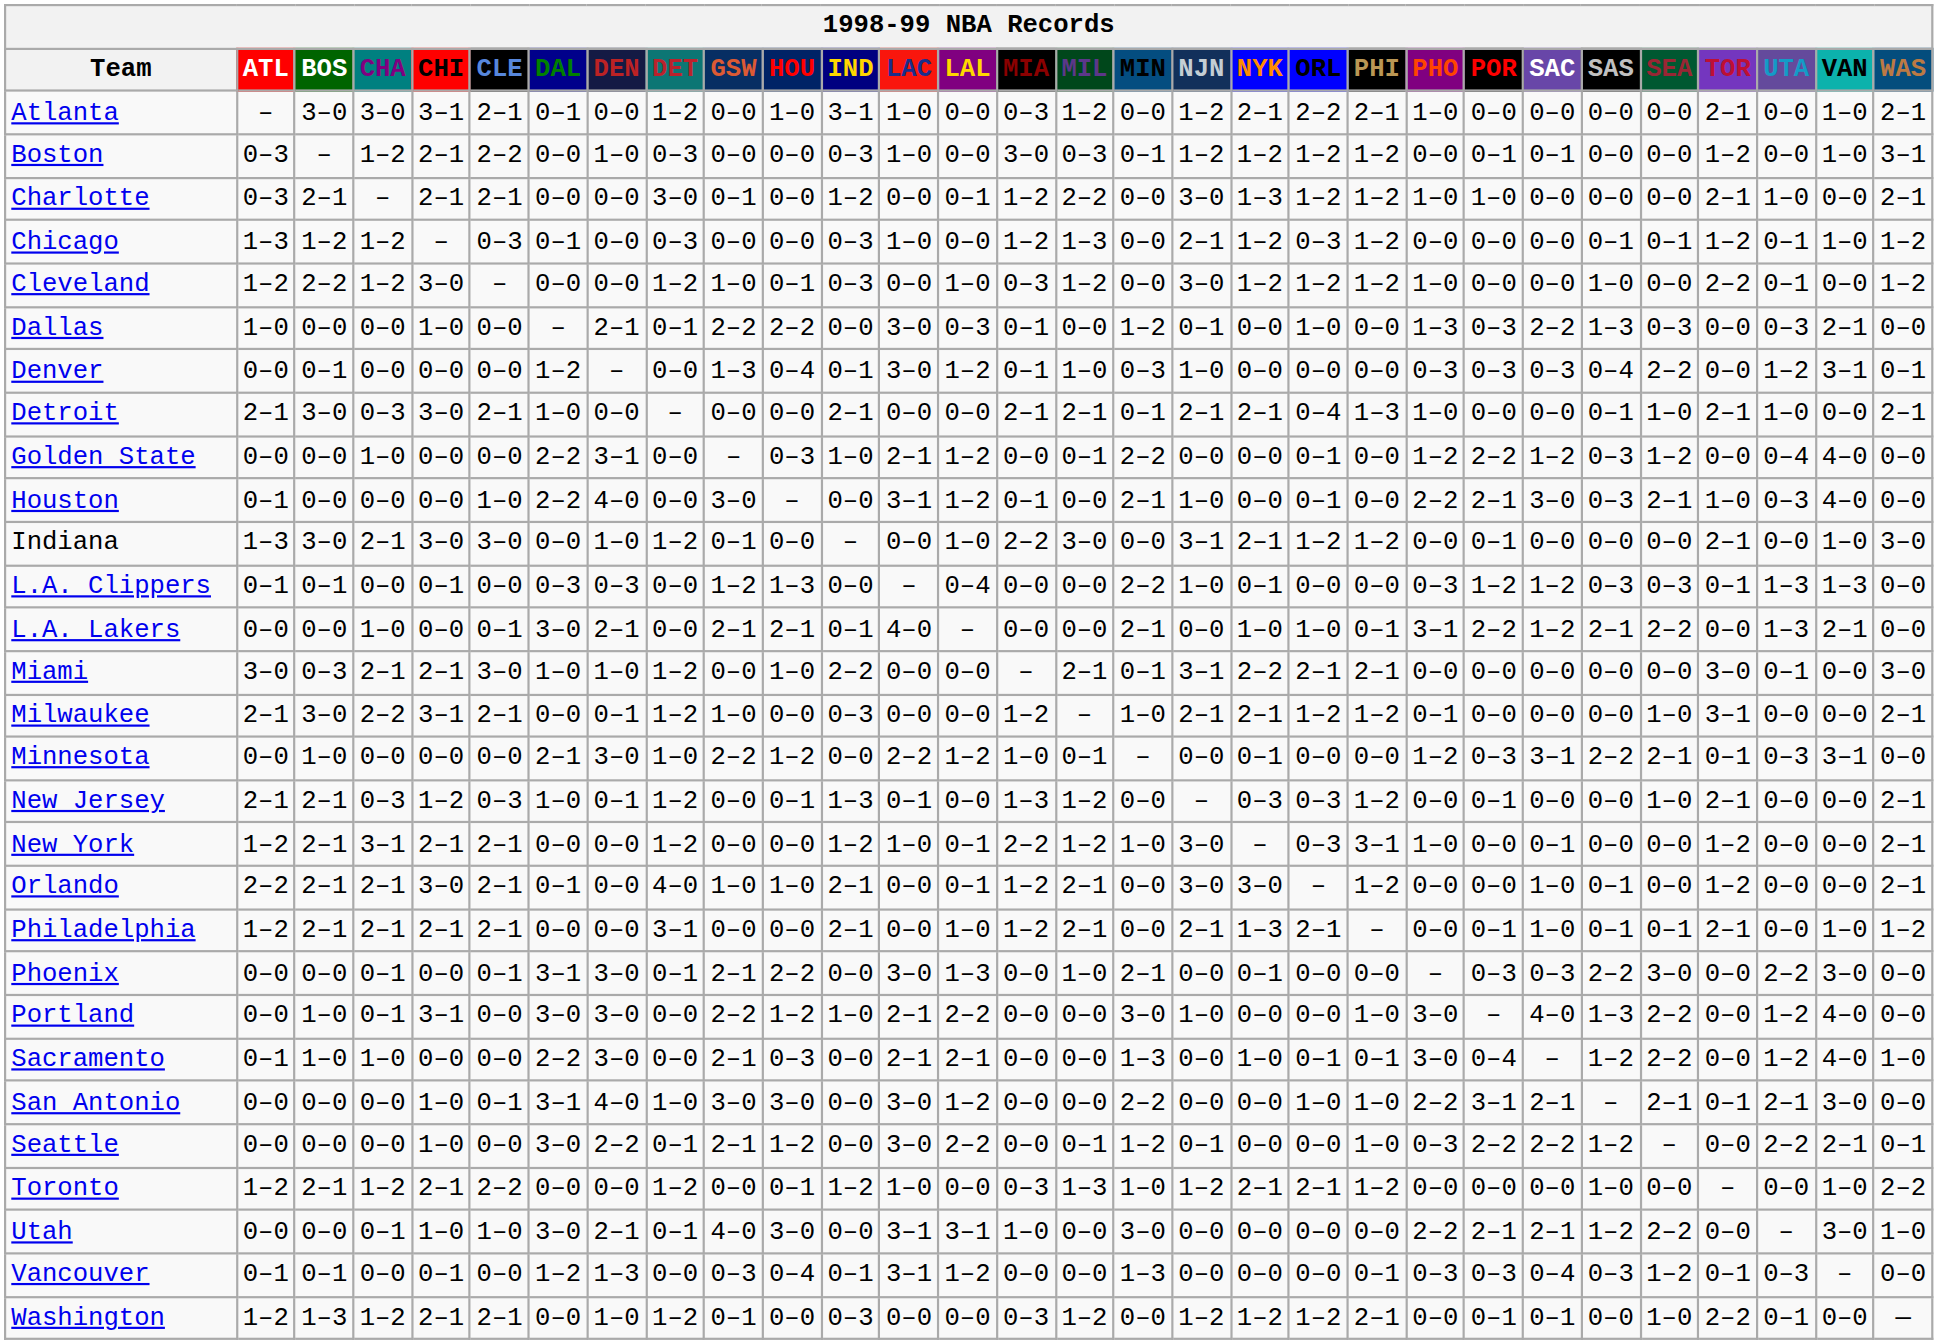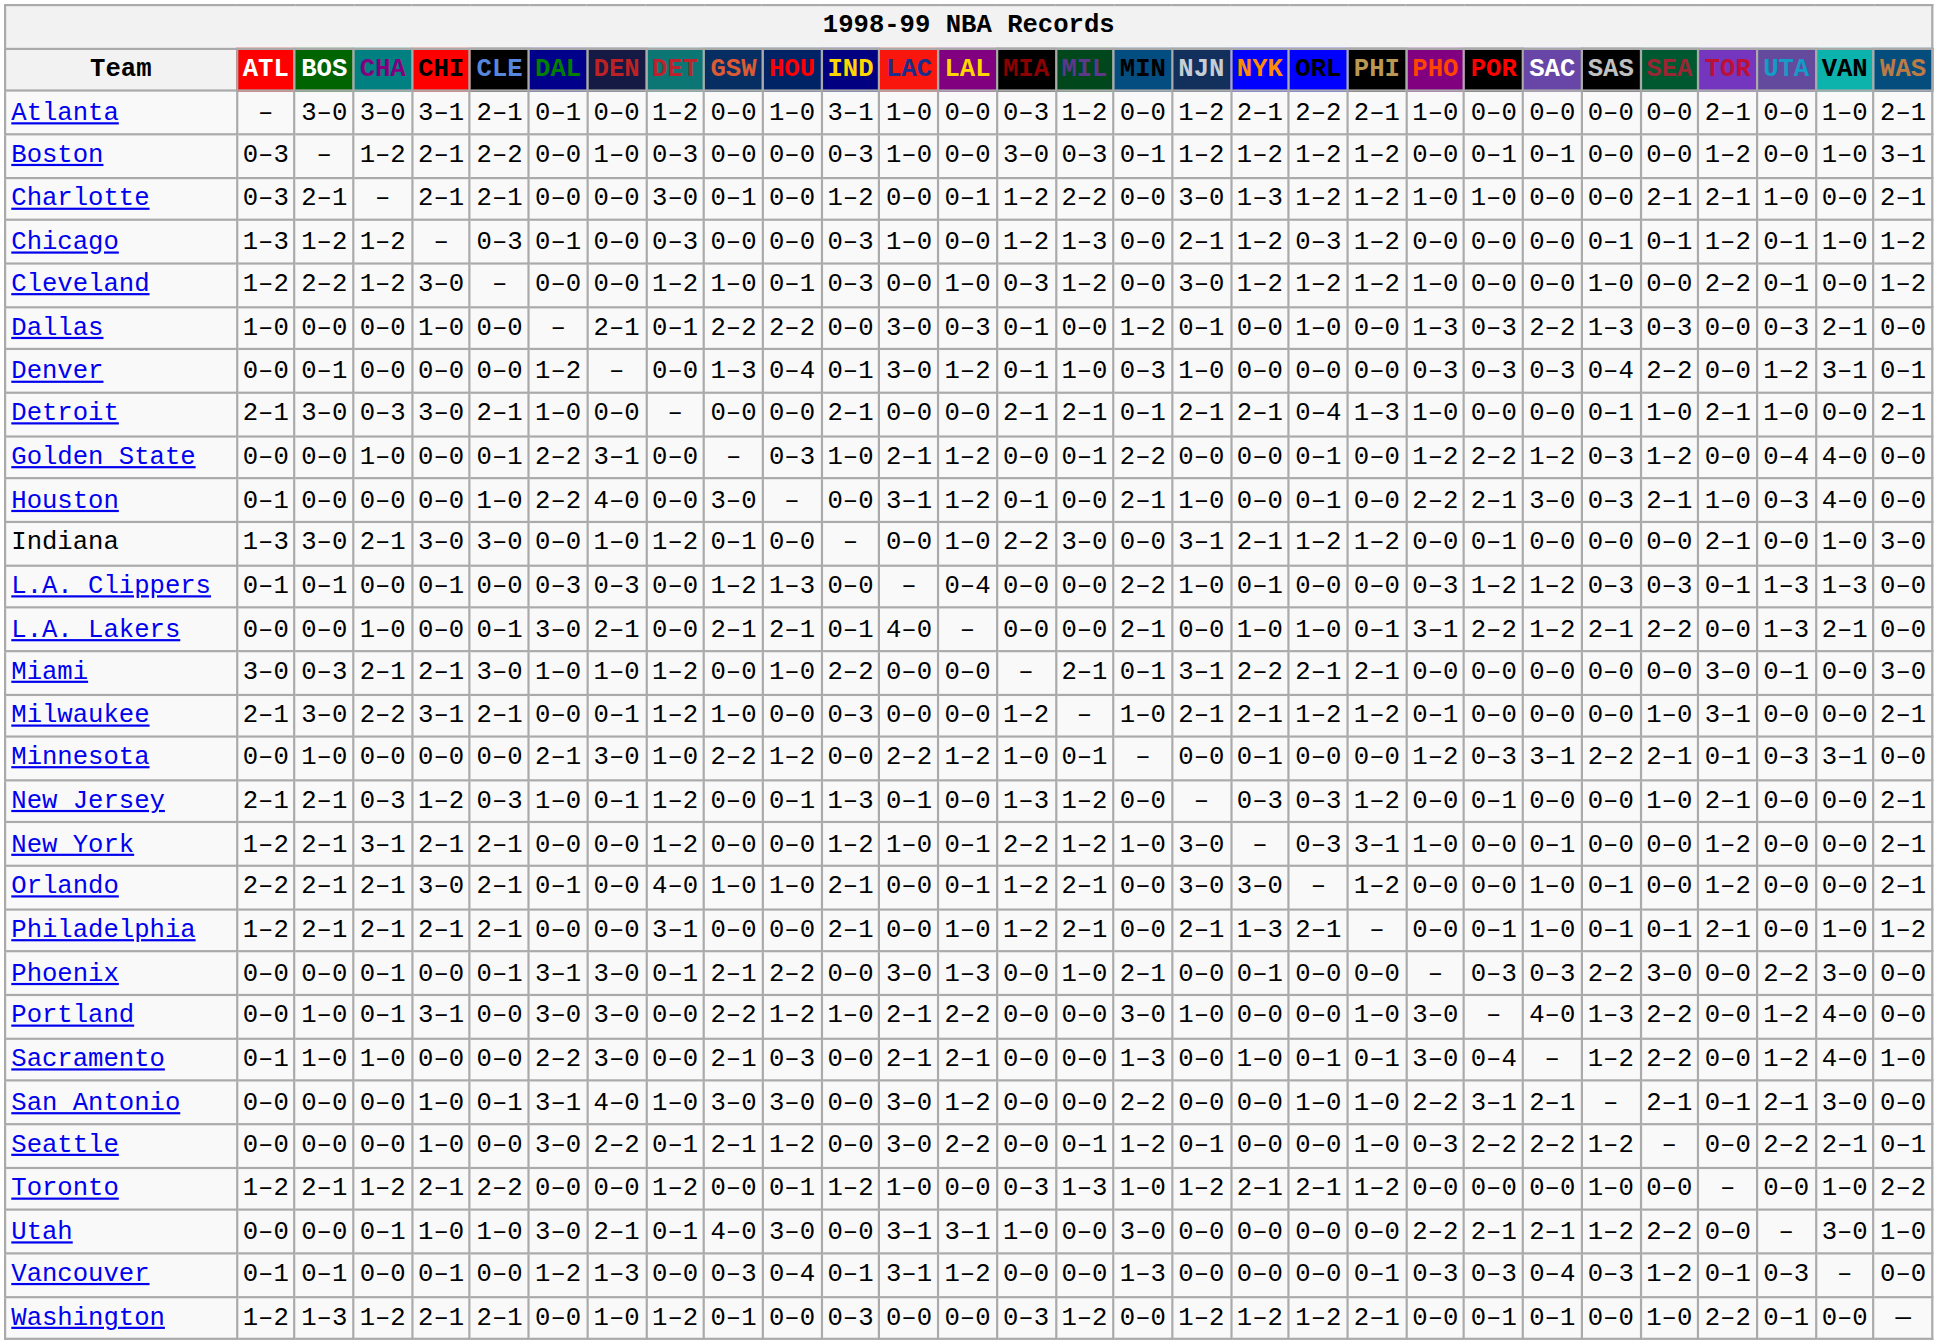(1669, 198) 0–0 -> (1669, 198) 2–1
(500, 457) 0–0 -> (500, 457) 0–1
